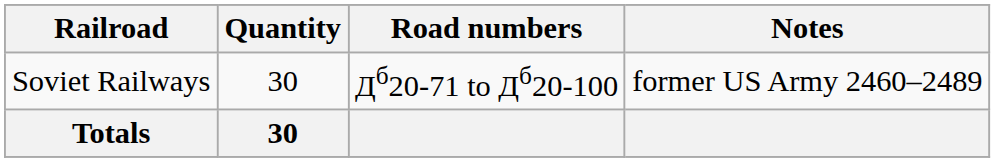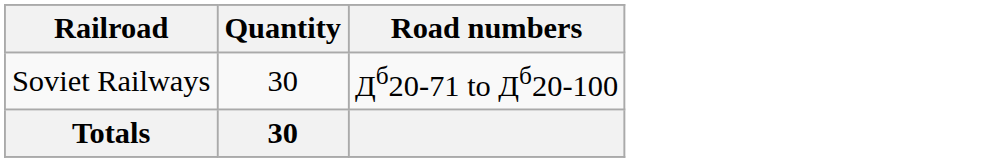- column: (807, 28)
